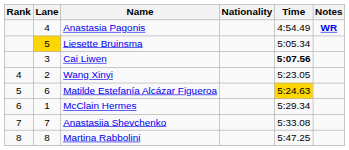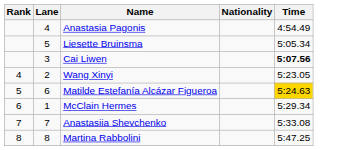- column: (329, 12)
(47, 43) gold background -> (47, 43) no background
